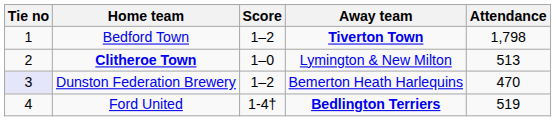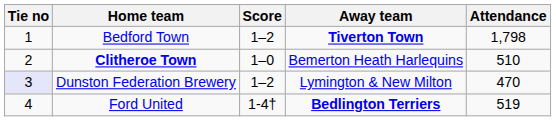(376, 60) Lymington & New Milton -> (376, 60) Bemerton Heath Harlequins
(508, 60) 513 -> (508, 60) 510
(376, 82) Bemerton Heath Harlequins -> (376, 82) Lymington & New Milton
